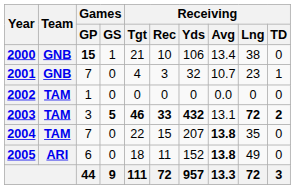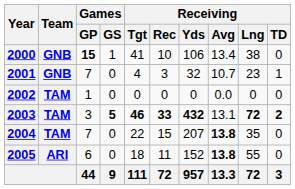(137, 54) 21 -> (137, 54) 41
(253, 154) 49 -> (253, 154) 55
